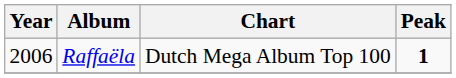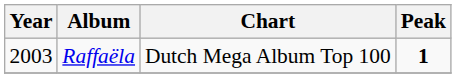(31, 55) 2006 -> (31, 55) 2003
